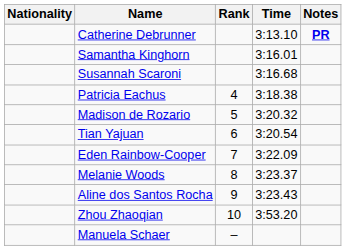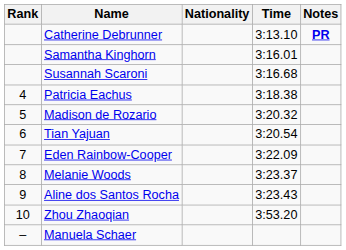columns swapped: (234, 14) <-> (40, 14)
